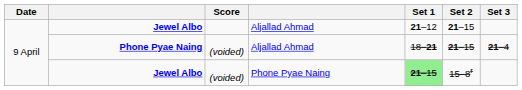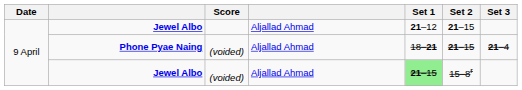(291, 73) Phone Pyae Naing -> (282, 73) Aljallad Ahmad
